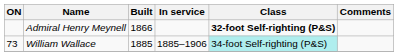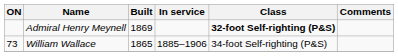(141, 28) 1866 -> (141, 28) 1869
(141, 43) 1885 -> (141, 43) 1865
(269, 43) paleturquoise background -> (269, 43) no background
